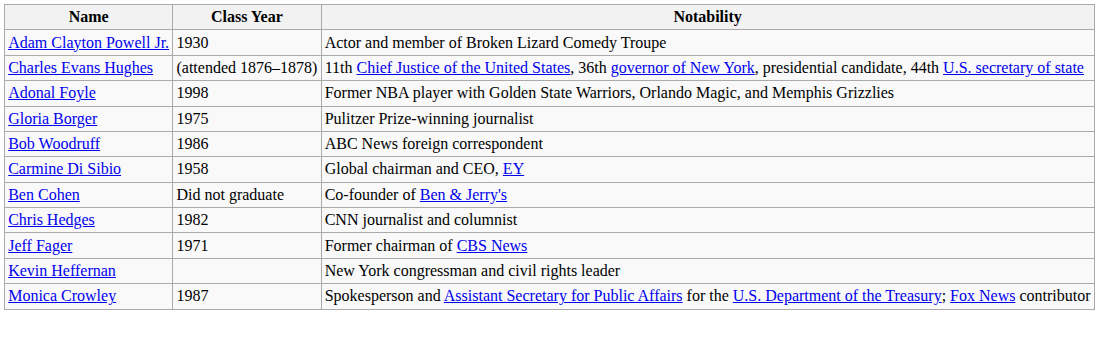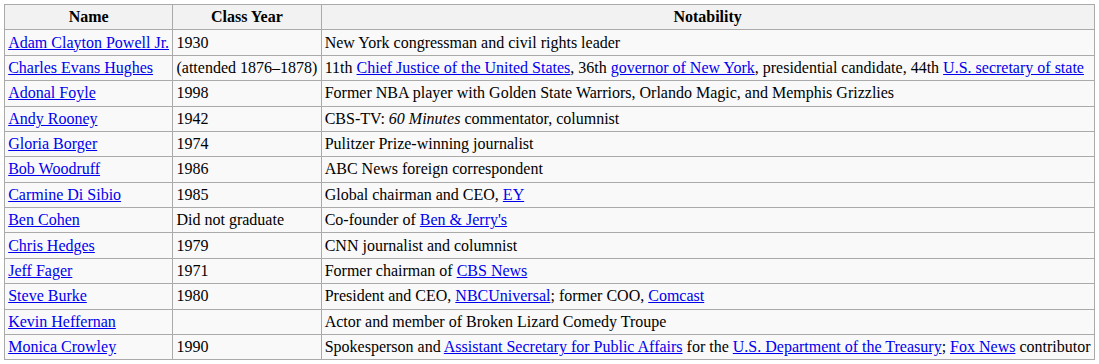(496, 42) Actor and member of Broken Lizard Comedy Troupe -> (472, 42) New York congressman and civil rights leader
+ row: (53, 118)
(192, 118) 1975 -> (192, 144) 1974
(192, 169) 1958 -> (192, 194) 1985
(192, 220) 1982 -> (192, 245) 1979
+ row: (48, 296)
(472, 270) New York congressman and civil rights leader -> (496, 321) Actor and member of Broken Lizard Comedy Troupe
(192, 296) 1987 -> (192, 347) 1990
